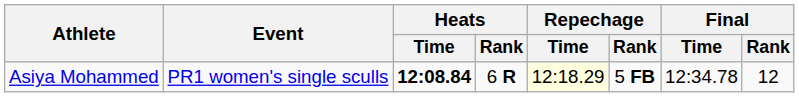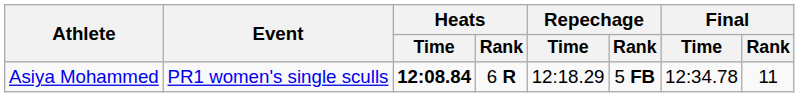(568, 77) lightyellow background -> (568, 77) no background
(768, 77) 12 -> (768, 77) 11
